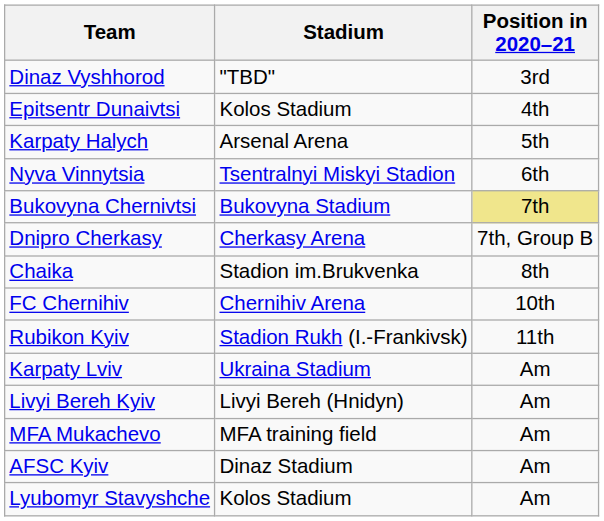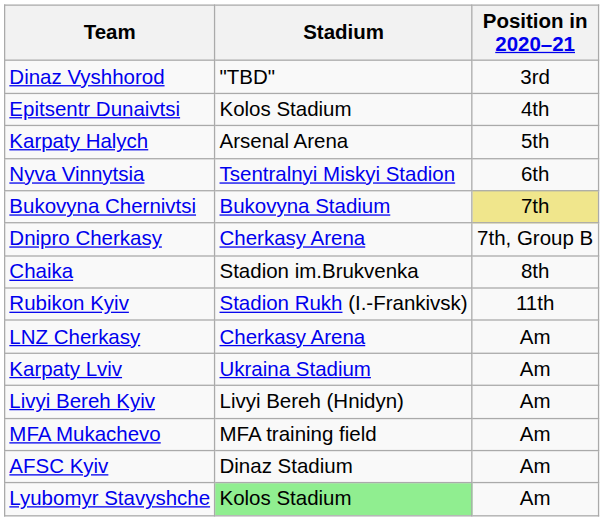- row: (69, 304)
+ row: (75, 336)
(286, 498) no background -> (286, 498) lightgreen background
